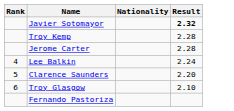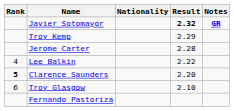+ column: (216, 11)
(186, 36) 2.28 -> (186, 36) 2.29
(186, 62) 2.24 -> (186, 62) 2.22
(16, 74) normal -> (16, 74) bold
